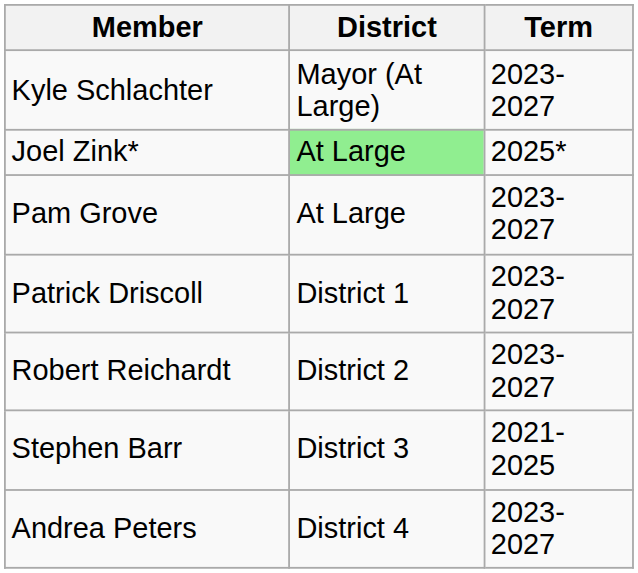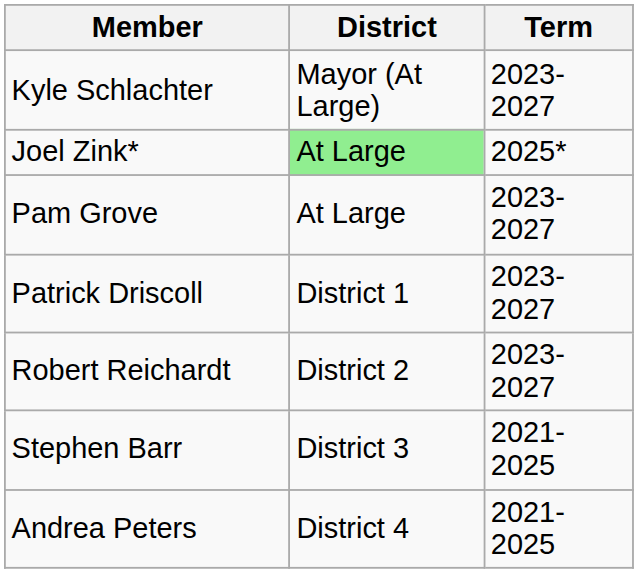(528, 528) 2023-2027 -> (528, 528) 2021-2025
